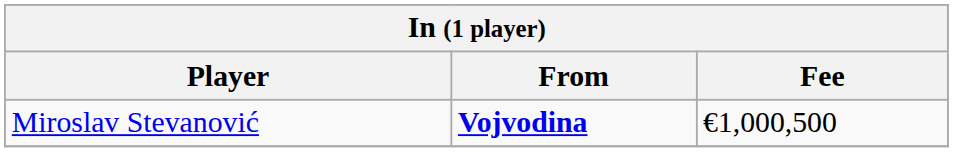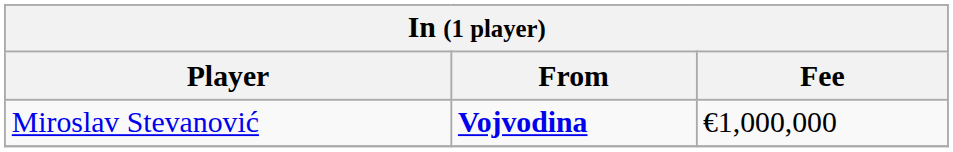(770, 122) €1,000,500 -> (770, 122) €1,000,000
